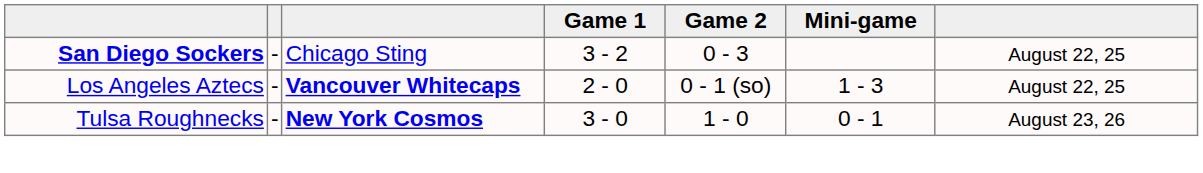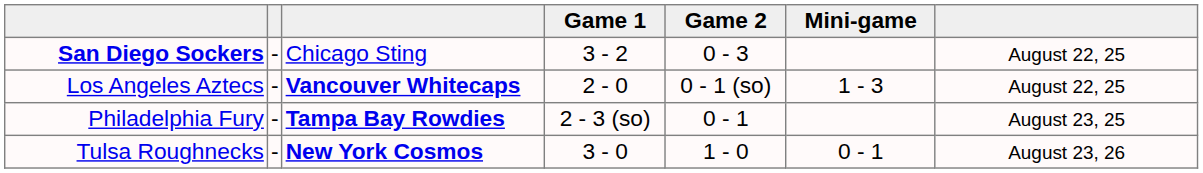+ row: (176, 118)
